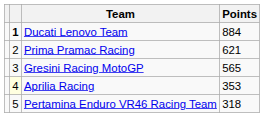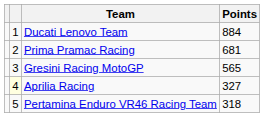(15, 32) bold -> (15, 32) normal
(232, 50) 621 -> (232, 50) 681
(232, 86) 353 -> (232, 86) 327
